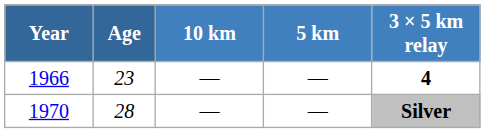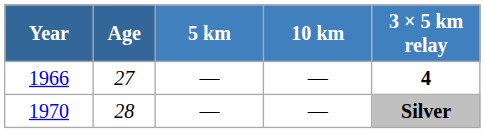columns swapped: (318, 33) <-> (209, 33)
(124, 78) 23 -> (124, 78) 27
